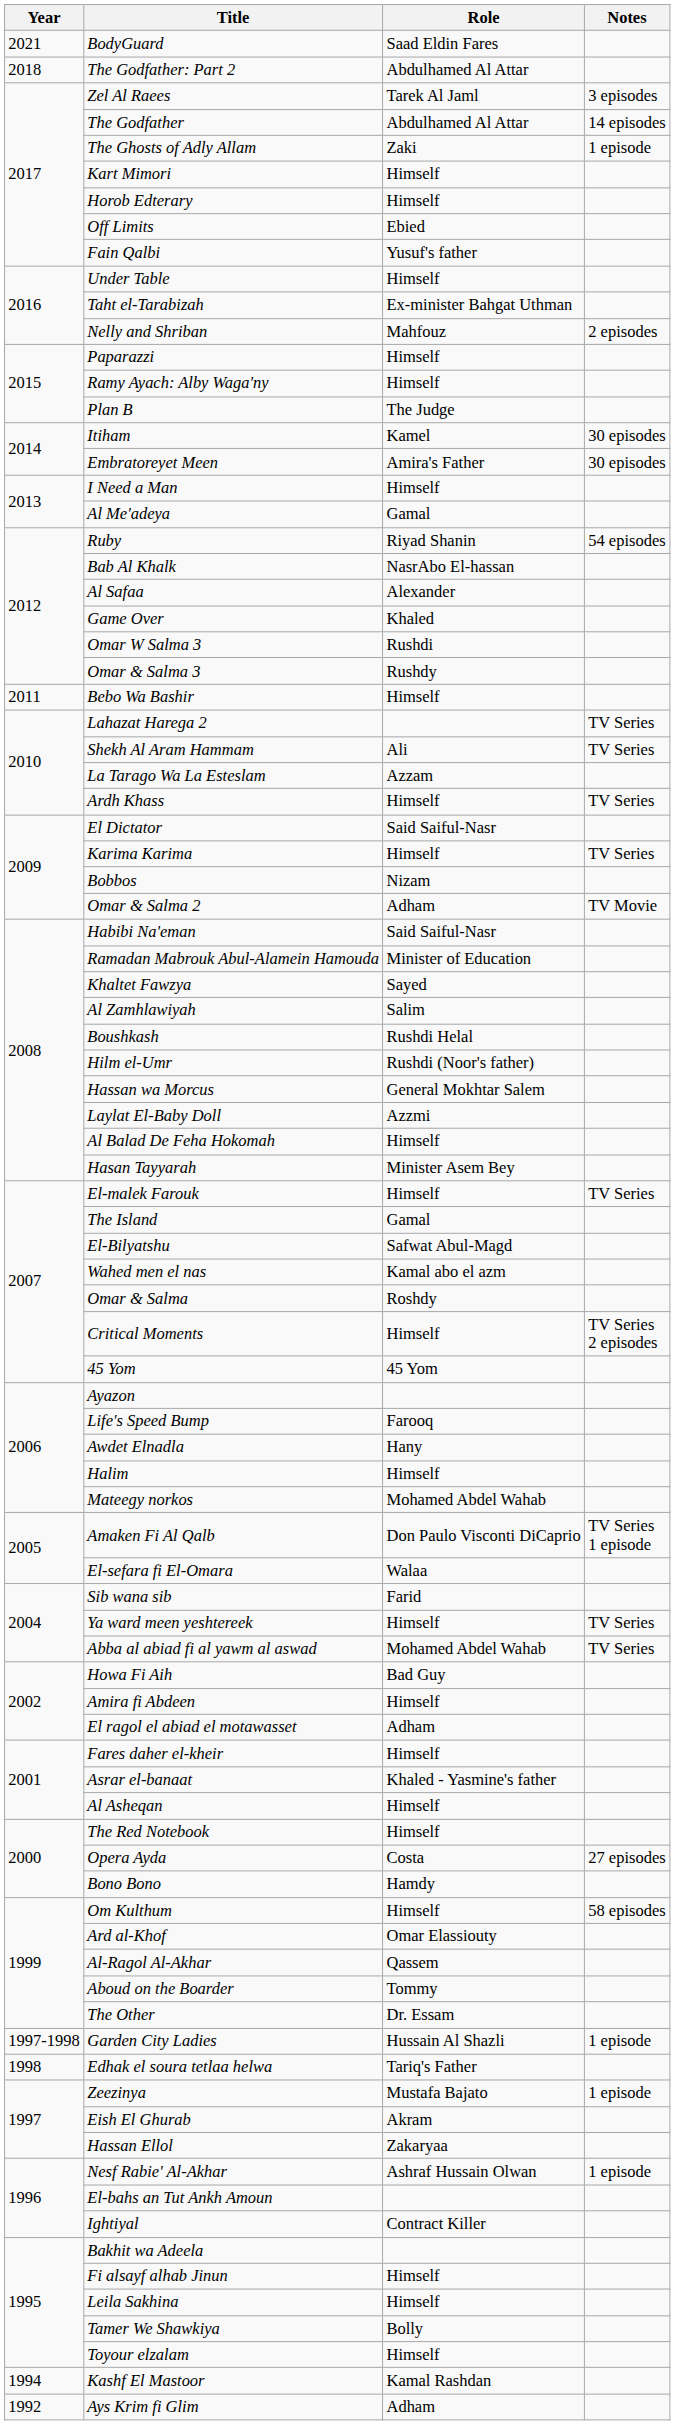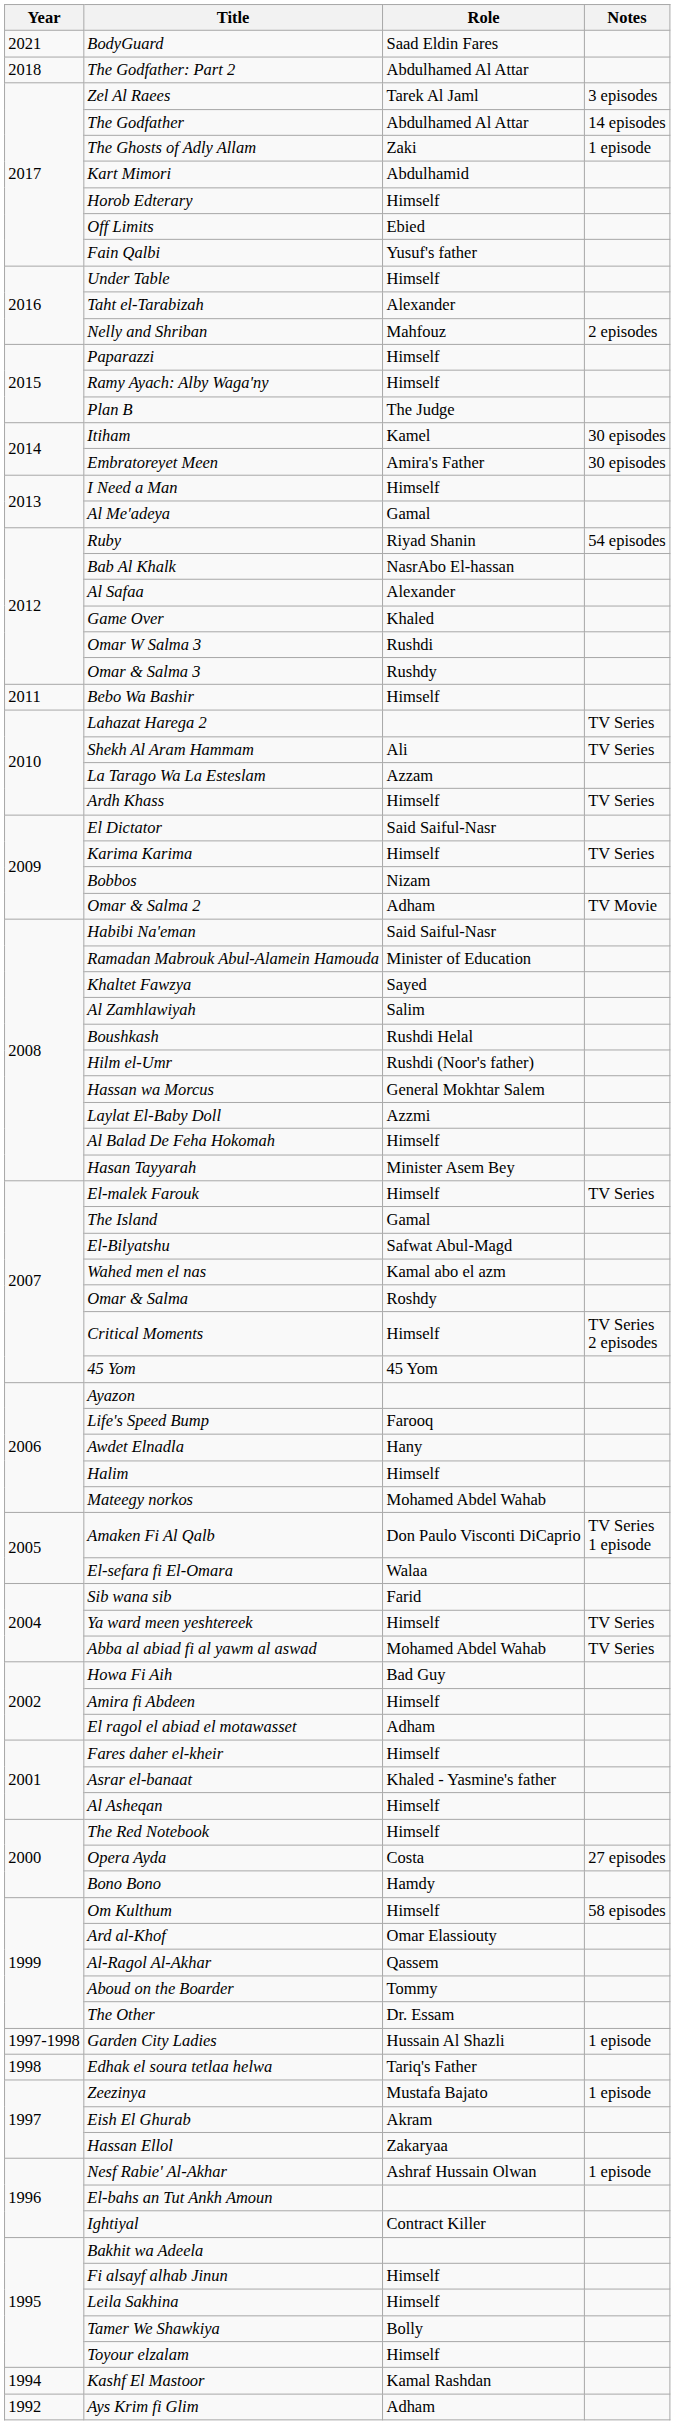(413, 174) Himself -> (428, 174) Abdulhamid
(479, 305) Ex-minister Bahgat Uthman -> (421, 305) Alexander
